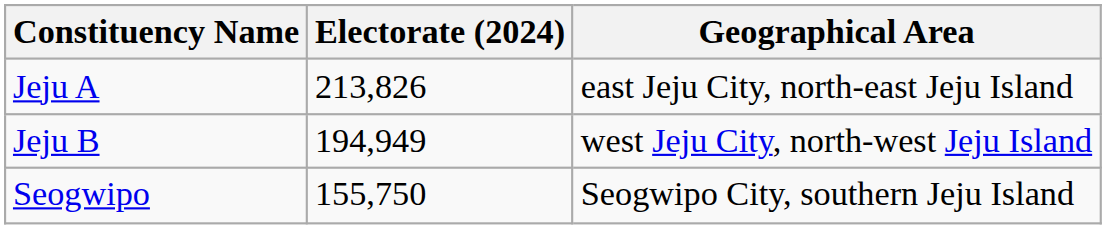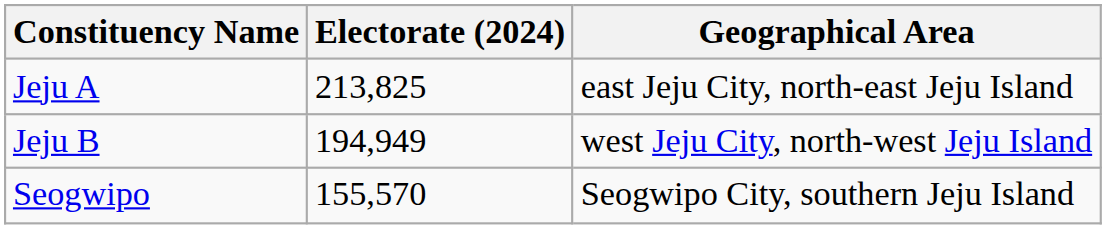(371, 85) 213,826 -> (371, 85) 213,825
(371, 194) 155,750 -> (371, 194) 155,570
